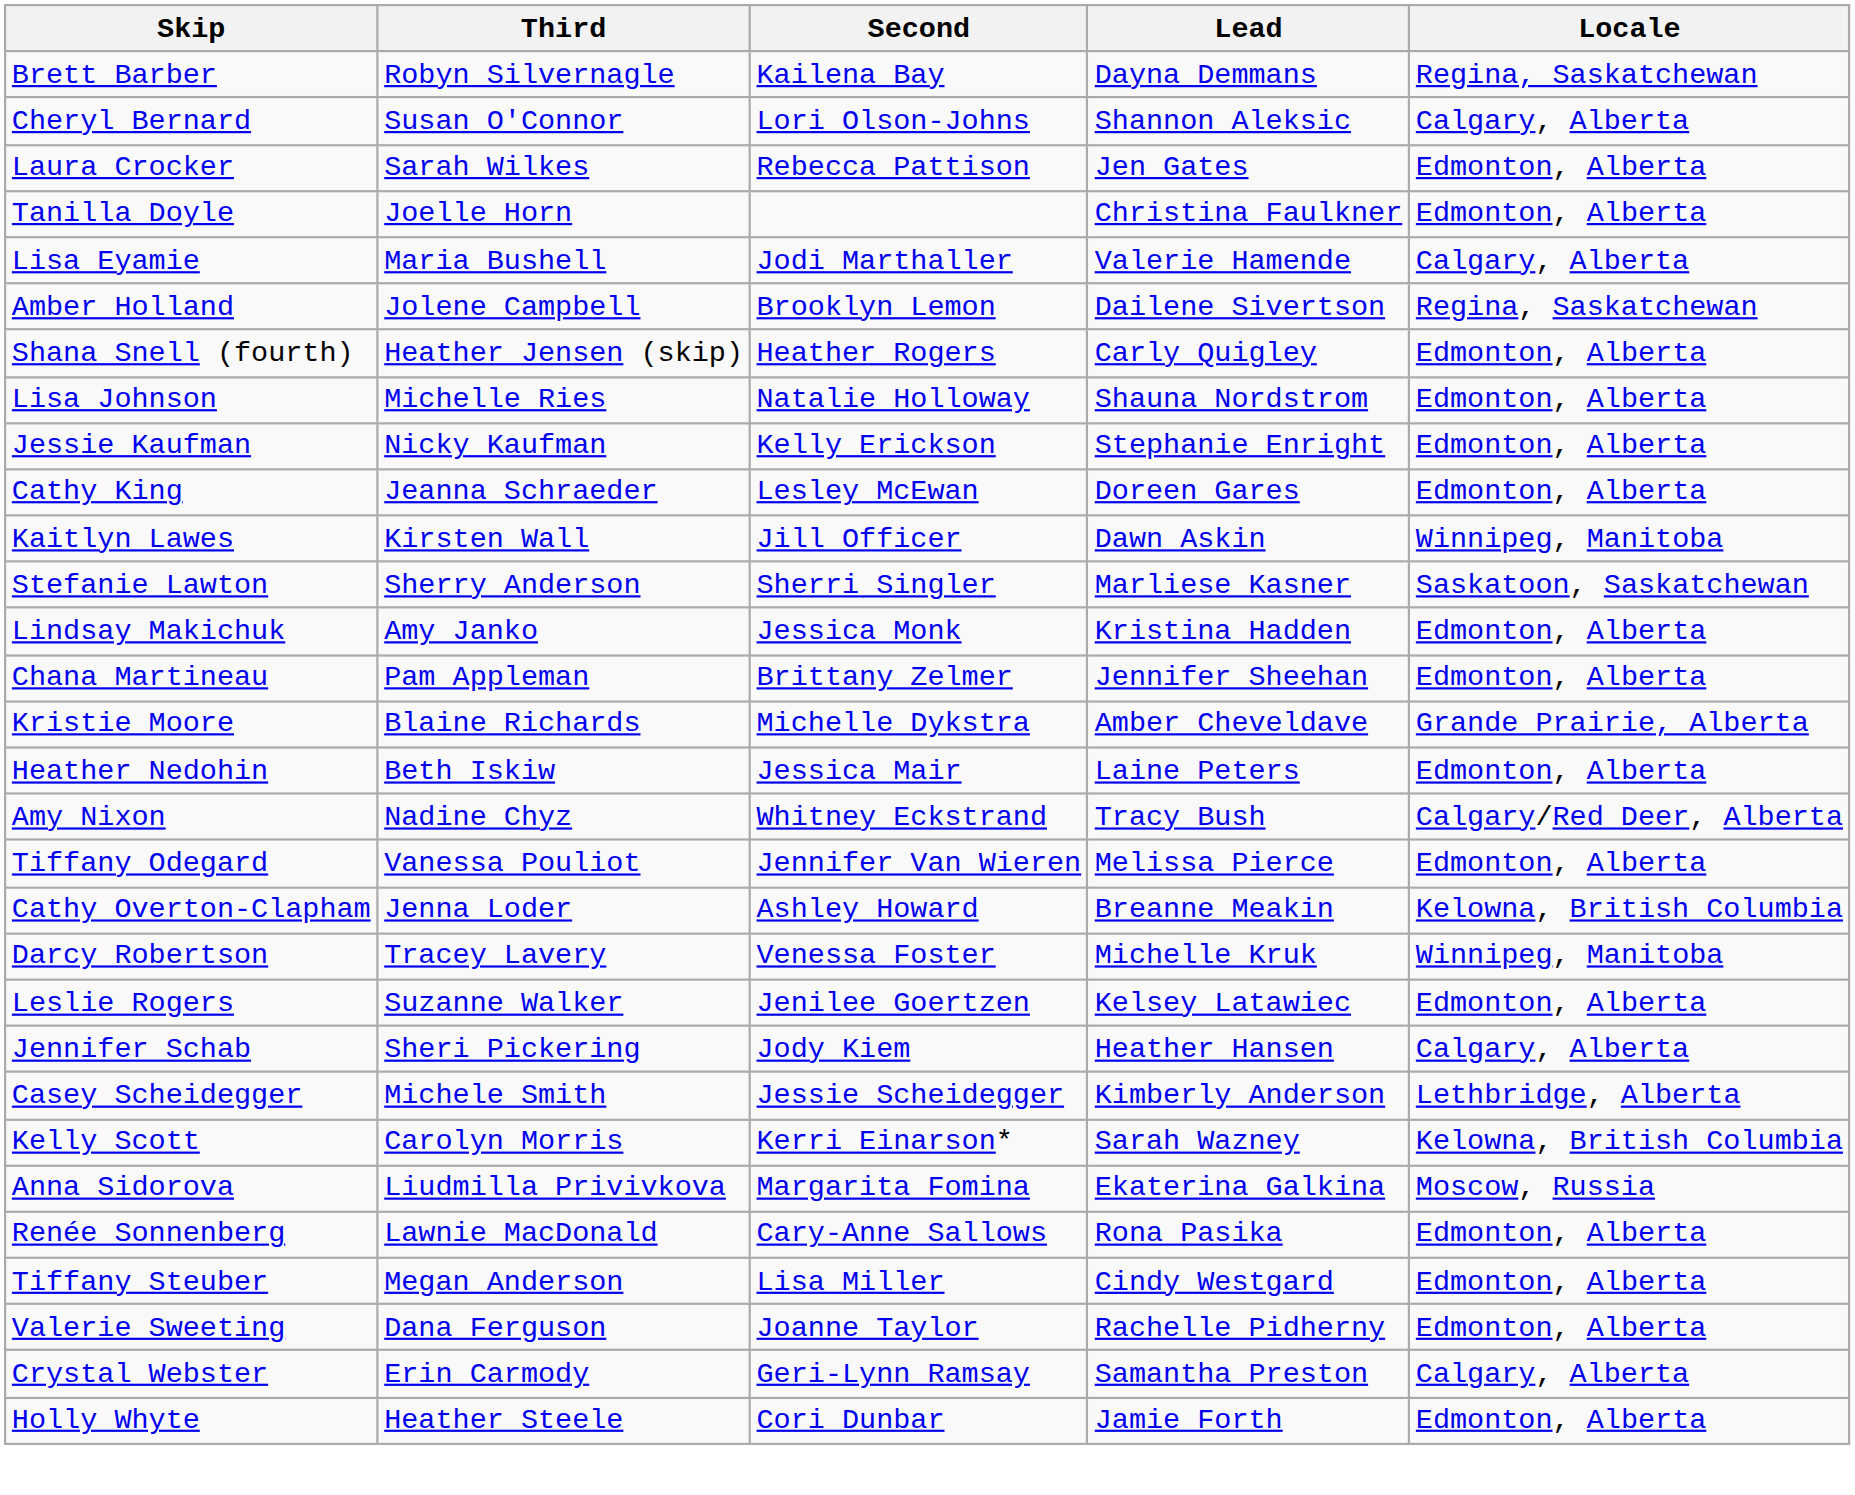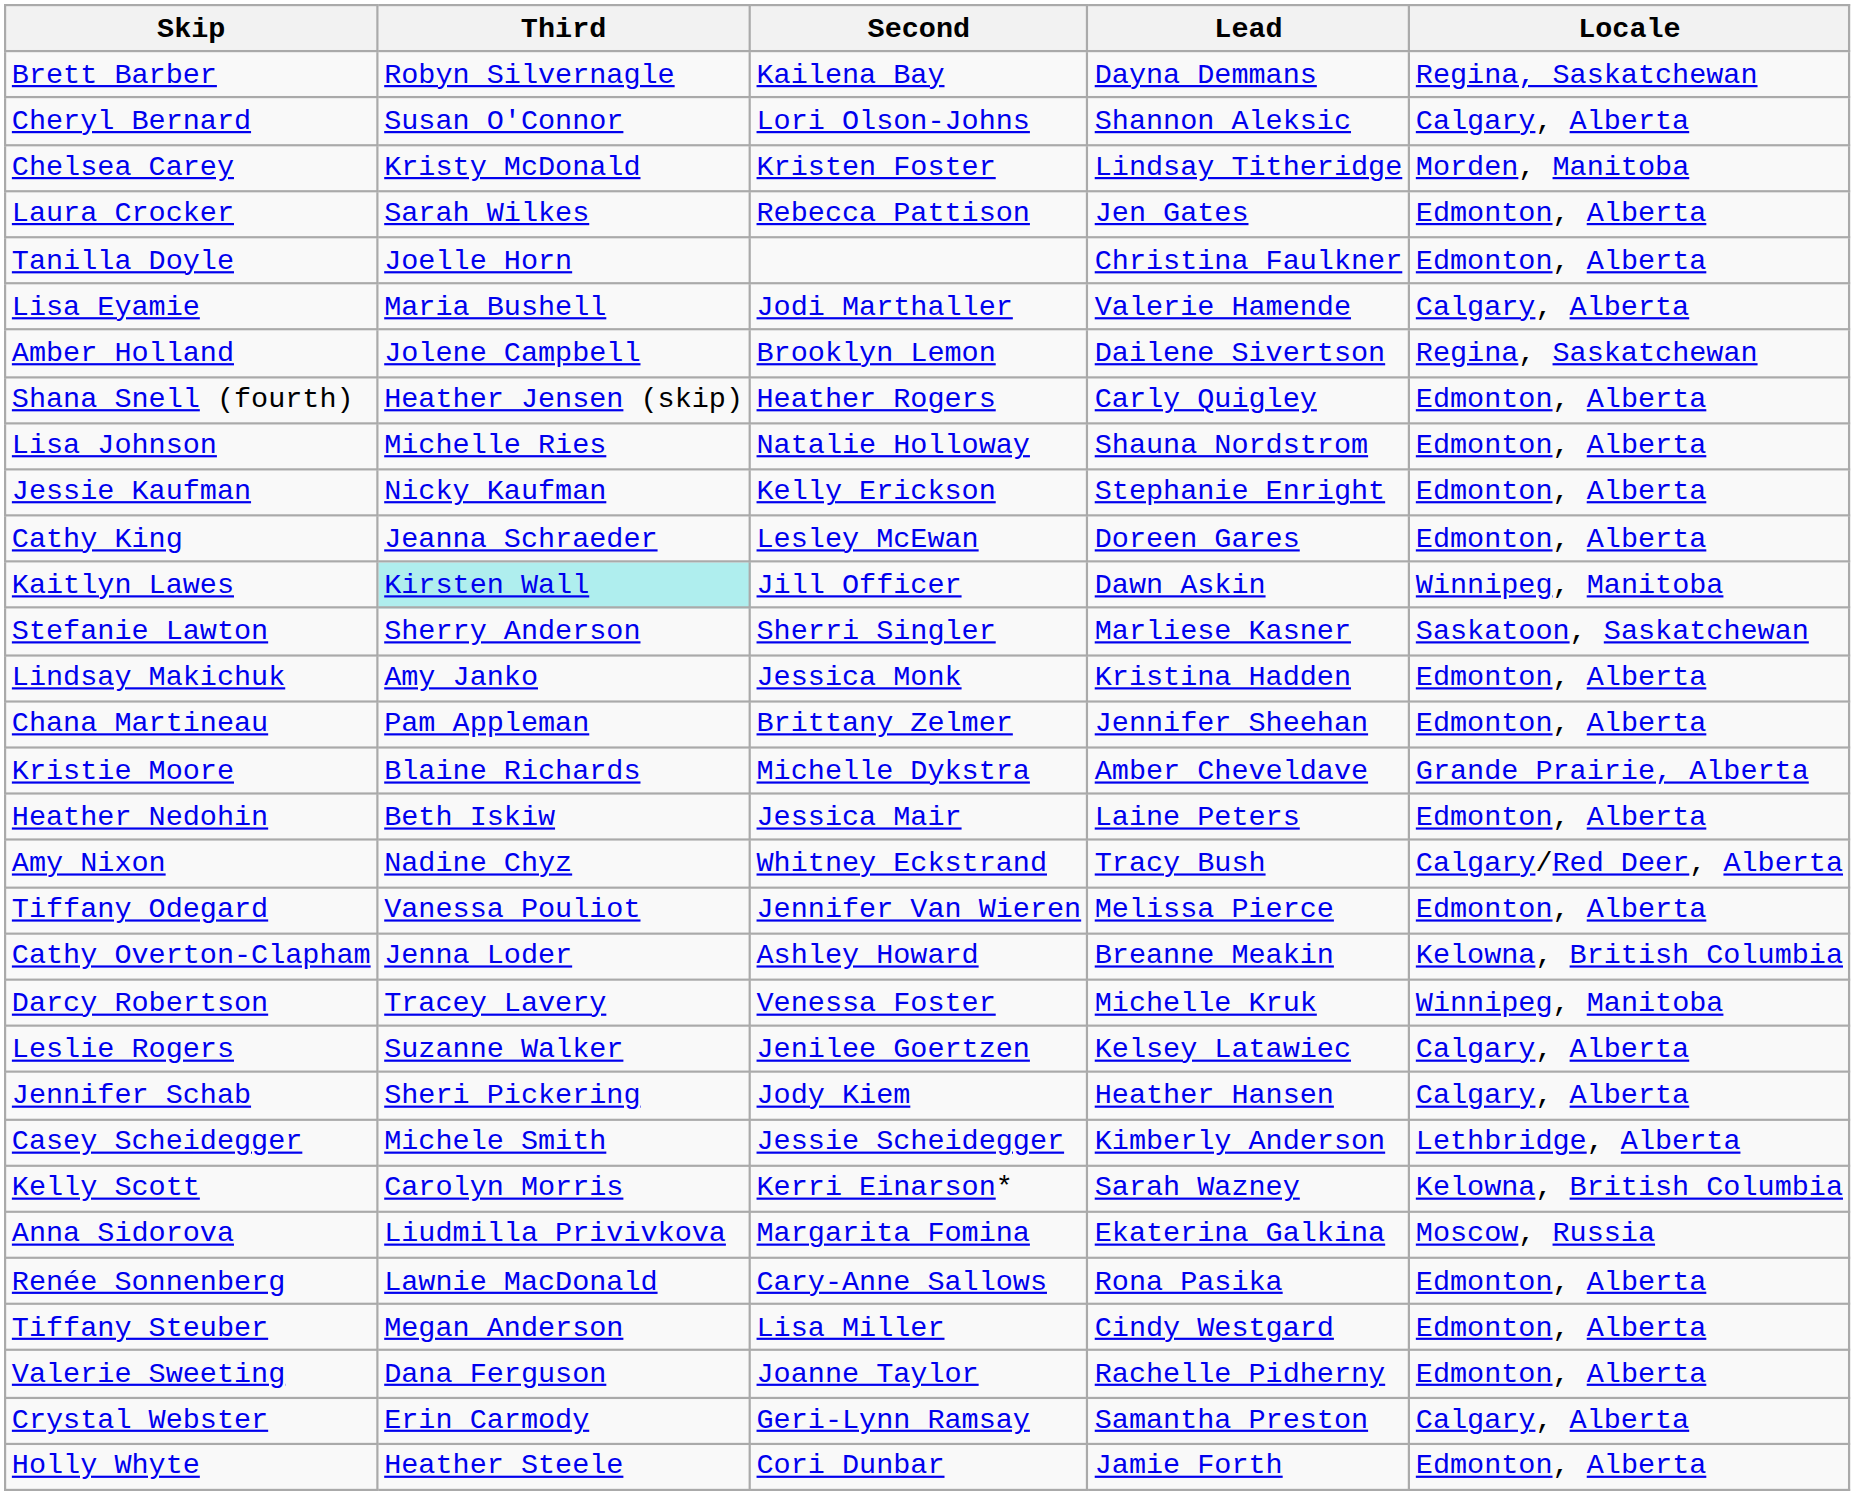+ row: (123, 167)
(487, 539) no background -> (487, 585) paleturquoise background
(1561, 1003) Edmonton, Alberta -> (1553, 1049) Calgary, Alberta
